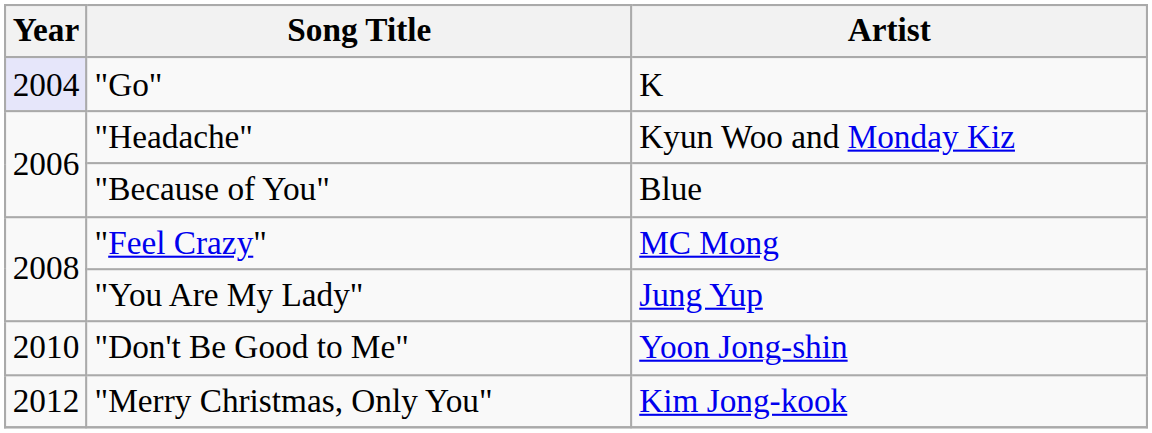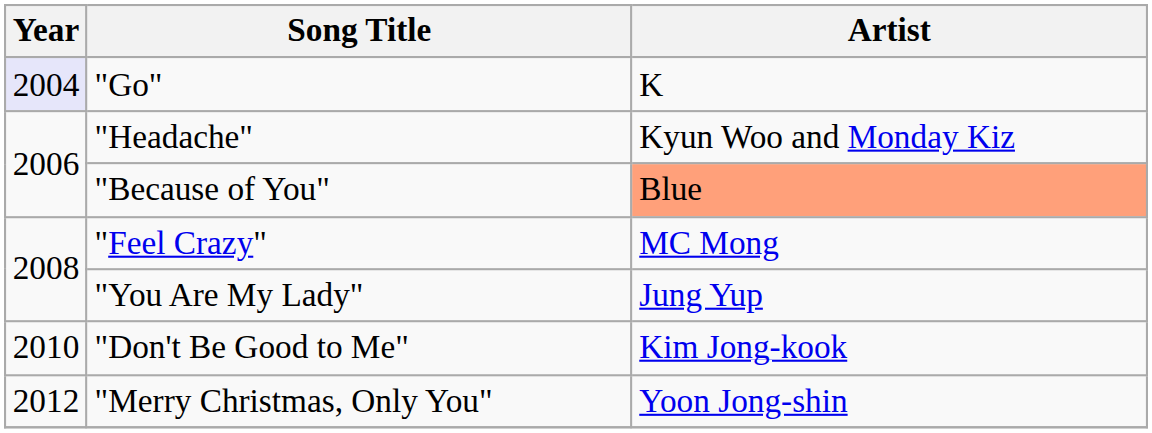(671, 189) no background -> (671, 189) lightsalmon background
(743, 347) Yoon Jong-shin -> (743, 347) Kim Jong-kook
(743, 400) Kim Jong-kook -> (743, 400) Yoon Jong-shin
